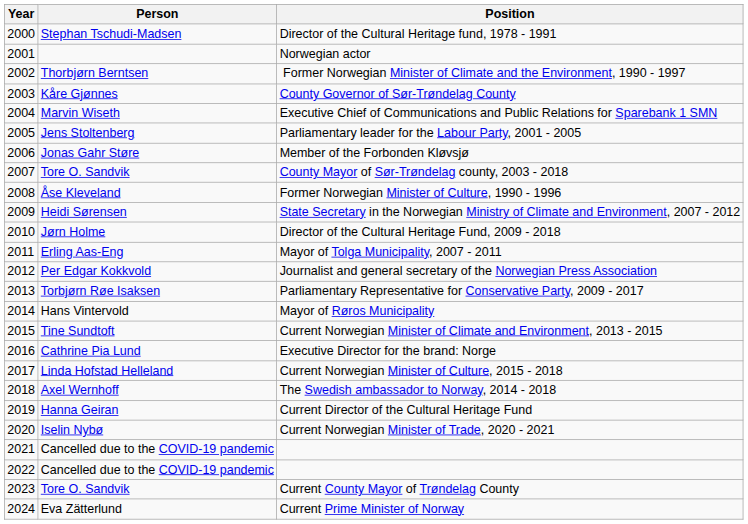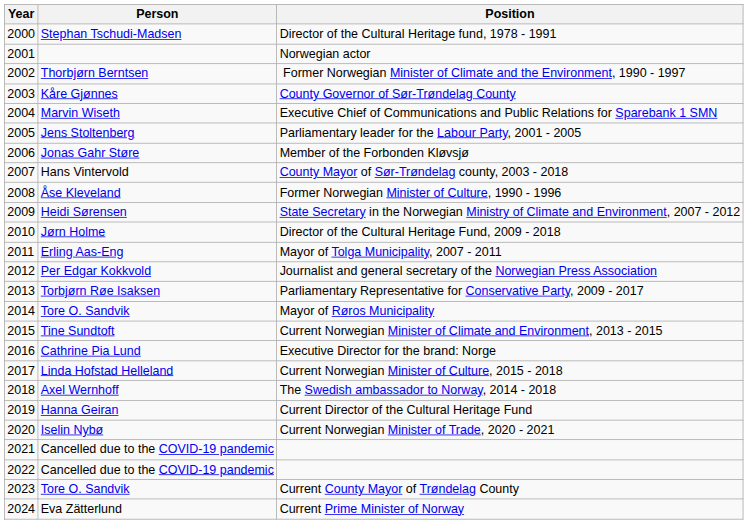(85, 172) Tore O. Sandvik -> (85, 172) Hans Vintervold
(85, 311) Hans Vintervold -> (85, 311) Tore O. Sandvik
